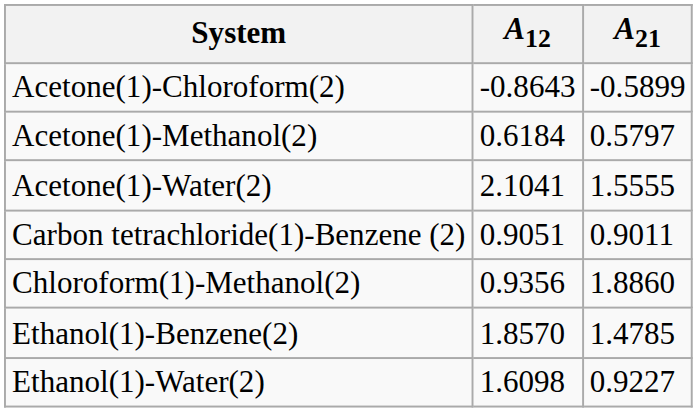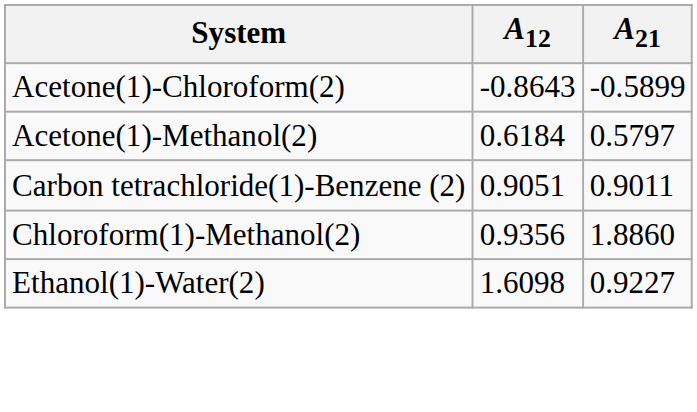- row: (142, 184)
- row: (155, 332)
